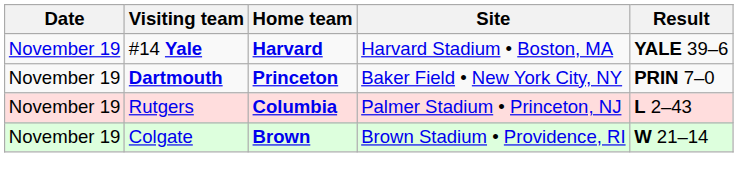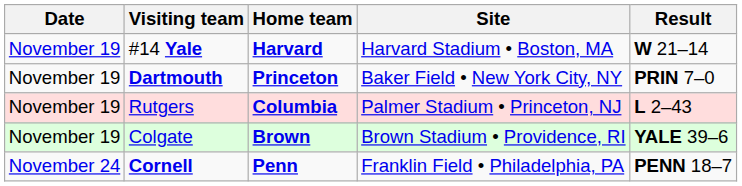(681, 48) YALE 39–6 -> (671, 48) W 21–14
(671, 136) W 21–14 -> (681, 136) YALE 39–6
+ row: (161, 166)
